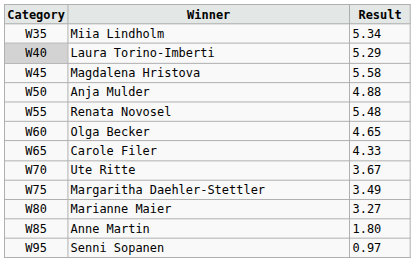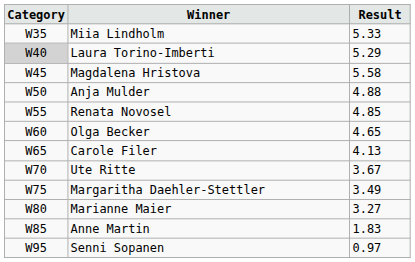(367, 34) 5.34 -> (367, 34) 5.33
(367, 112) 5.48 -> (367, 112) 4.85
(367, 151) 4.33 -> (367, 151) 4.13
(367, 229) 1.80 -> (367, 229) 1.83
